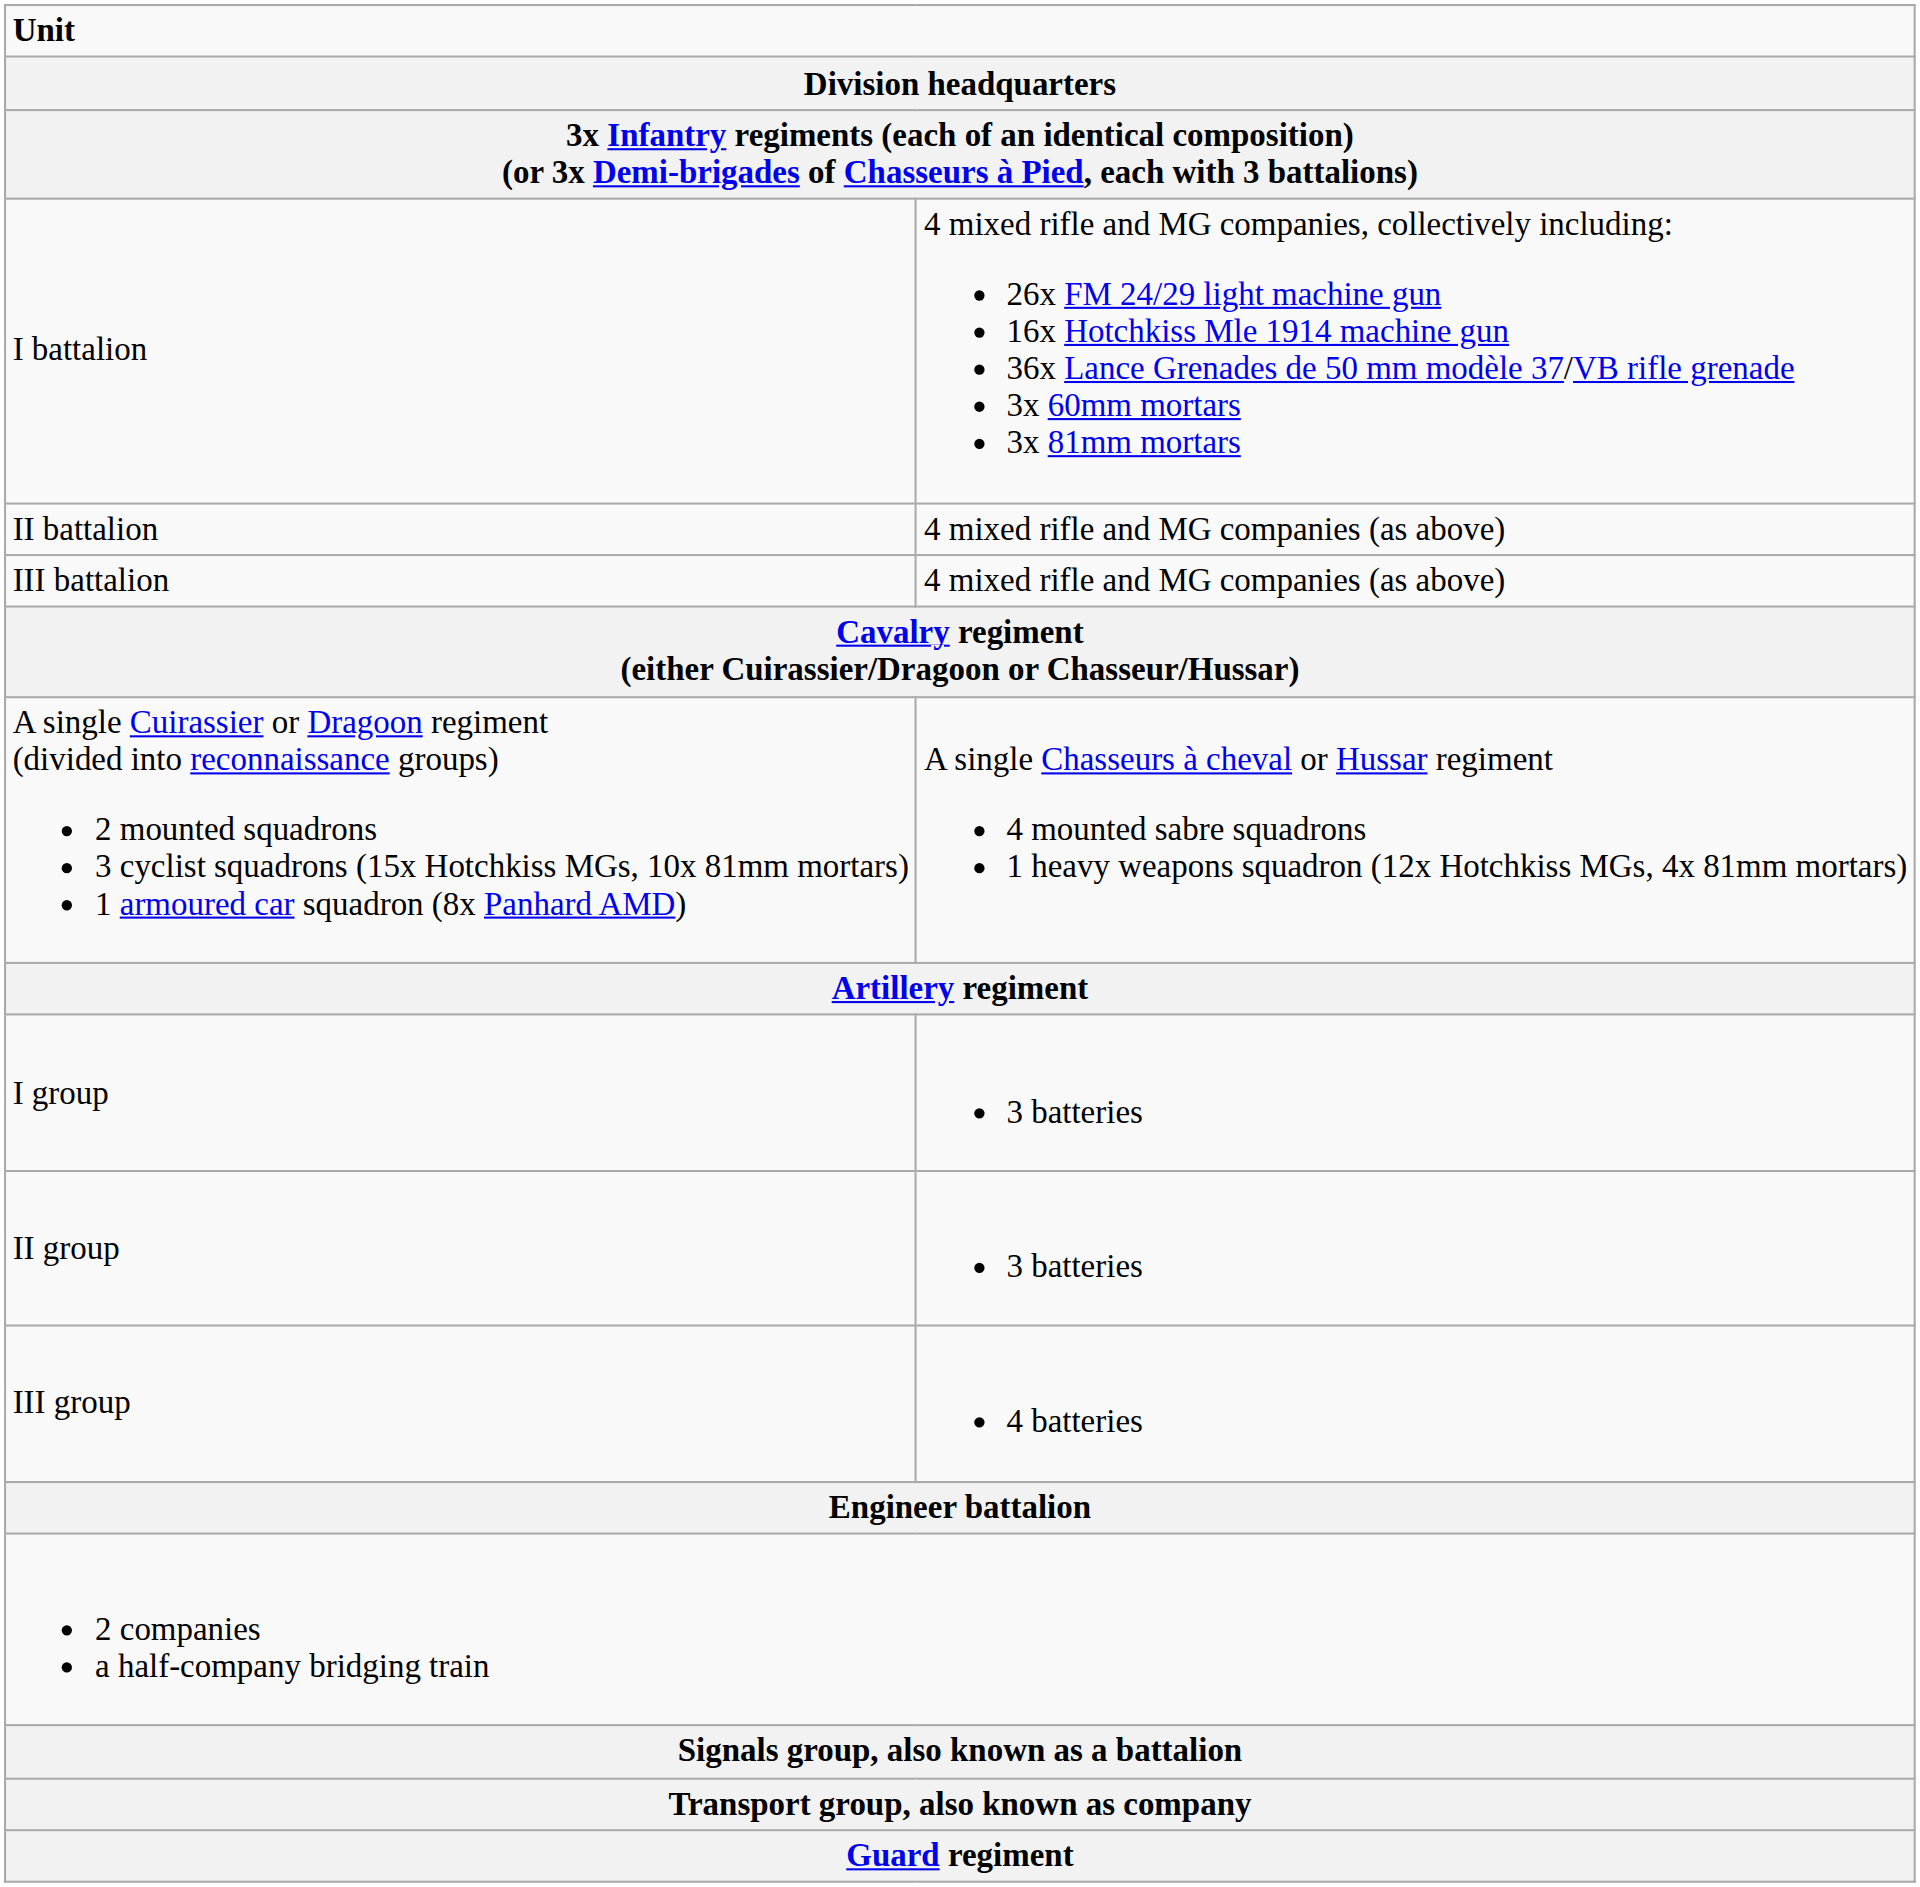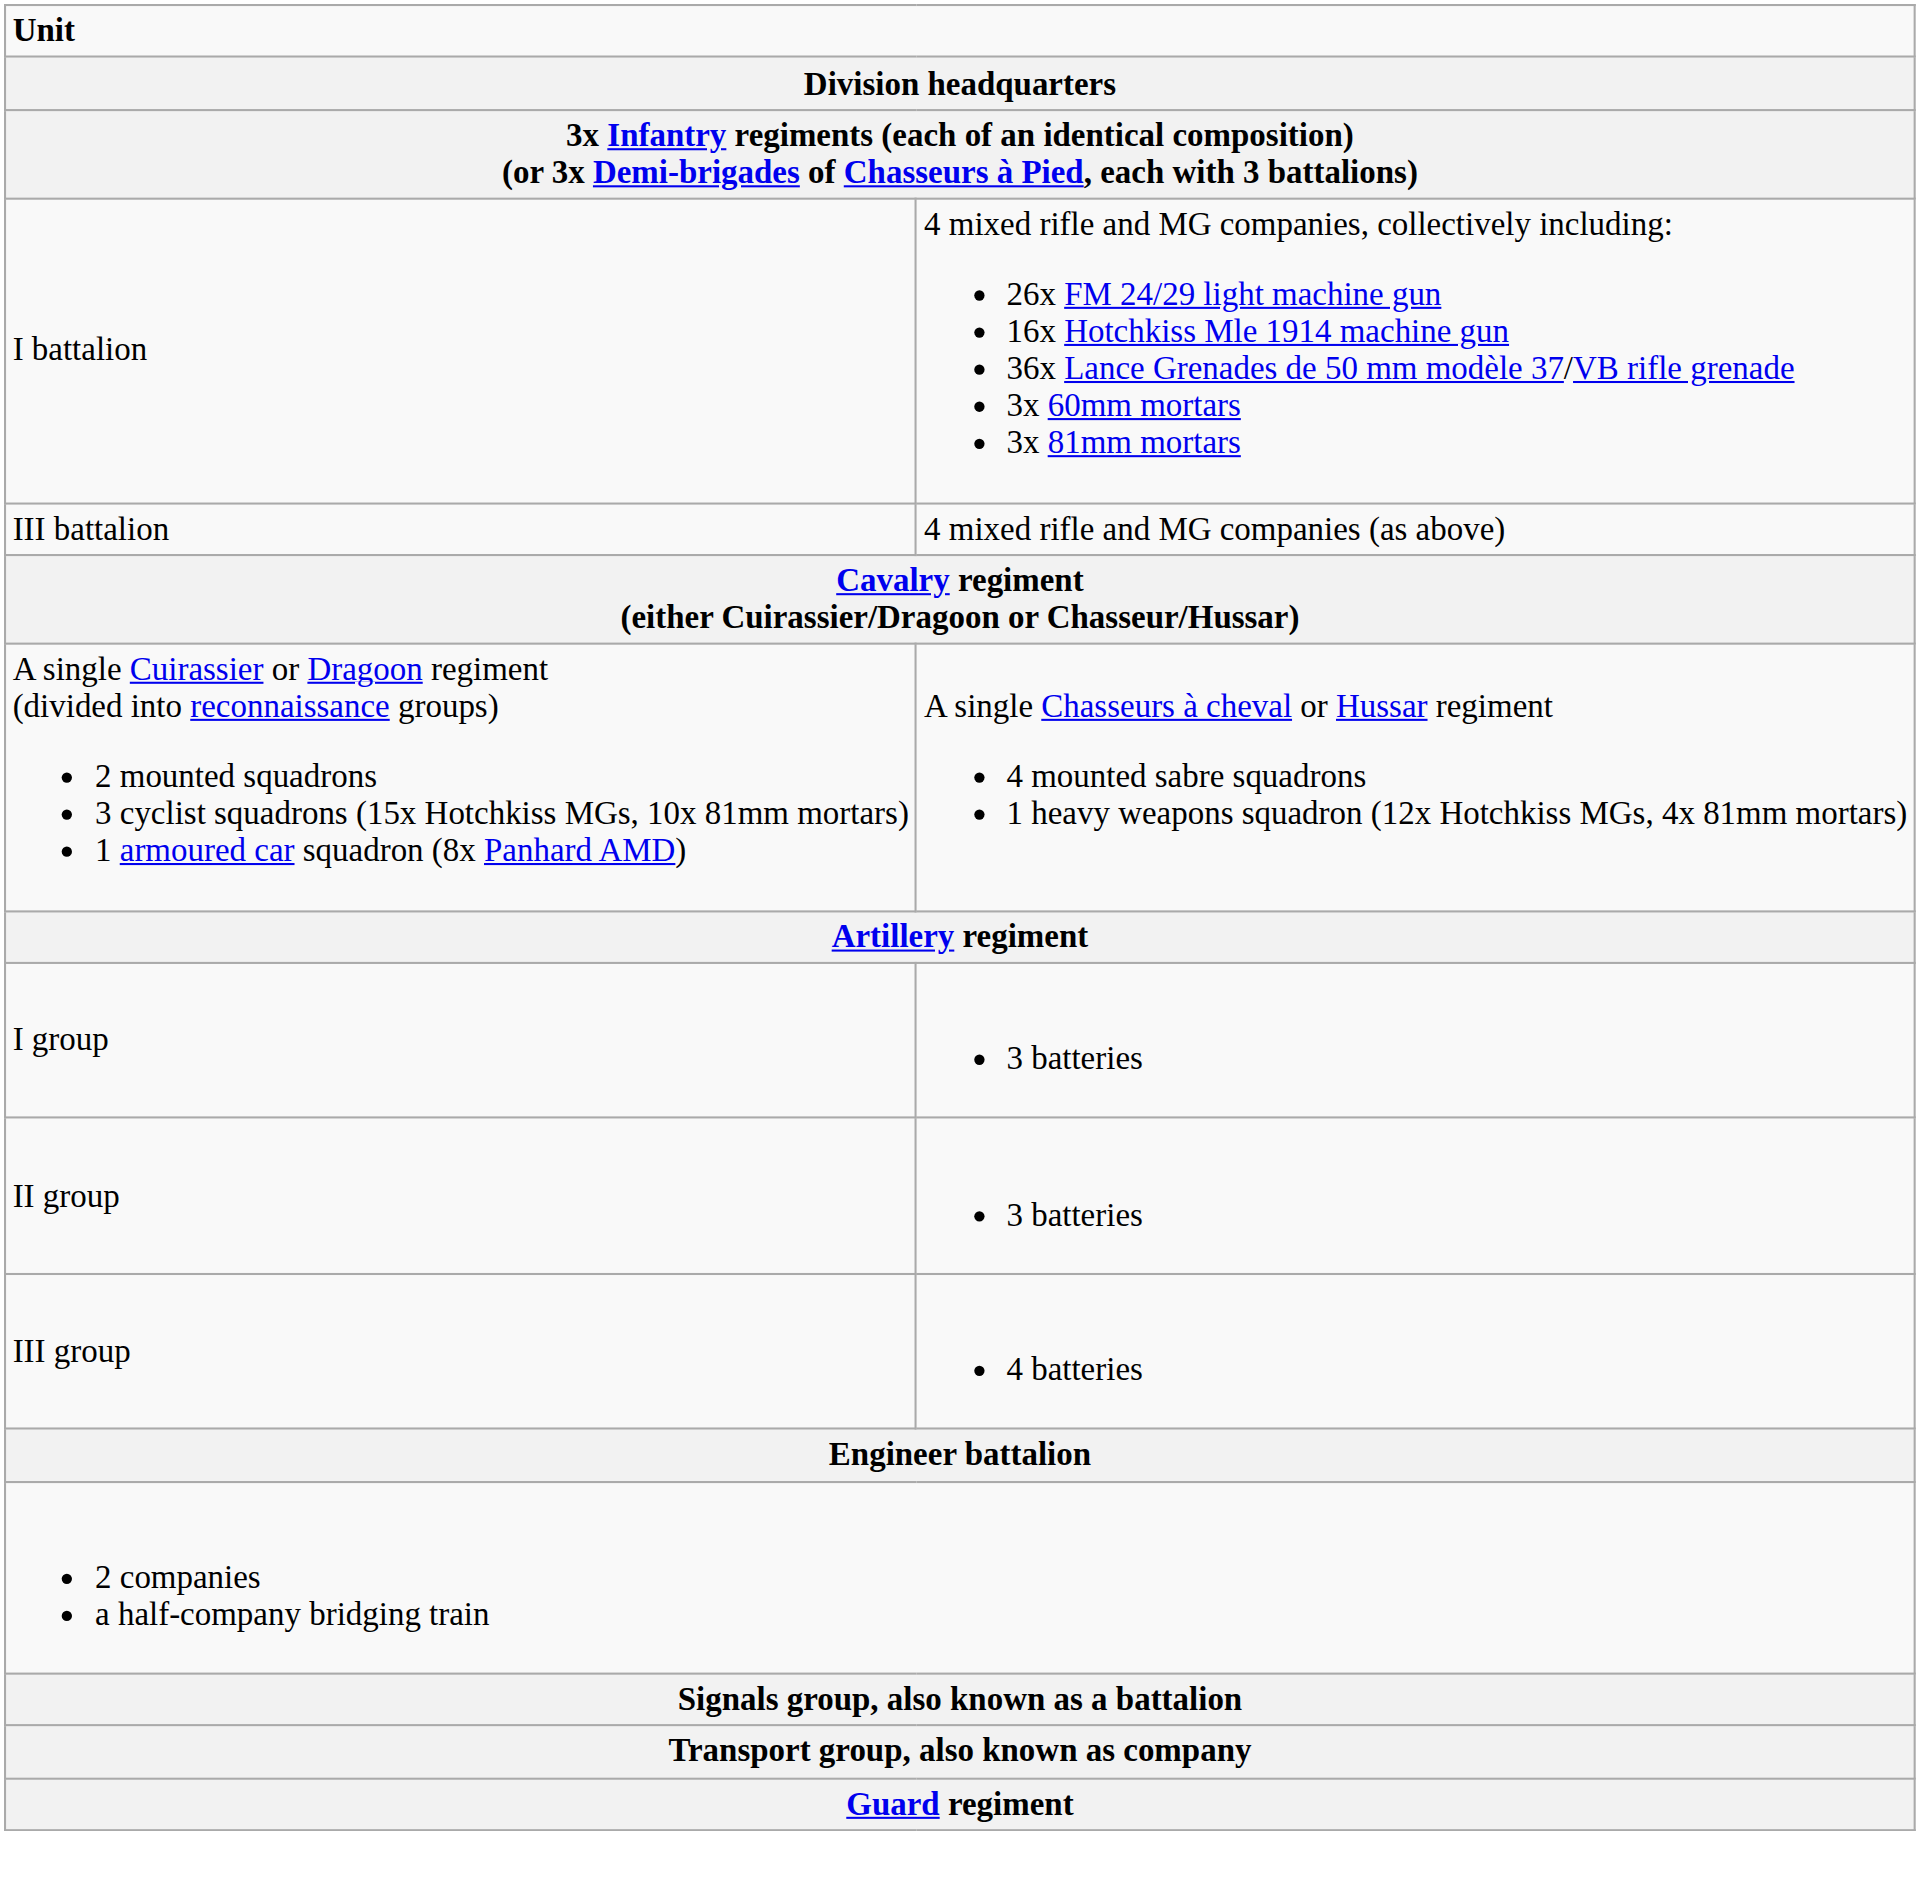- row: (85, 528)
